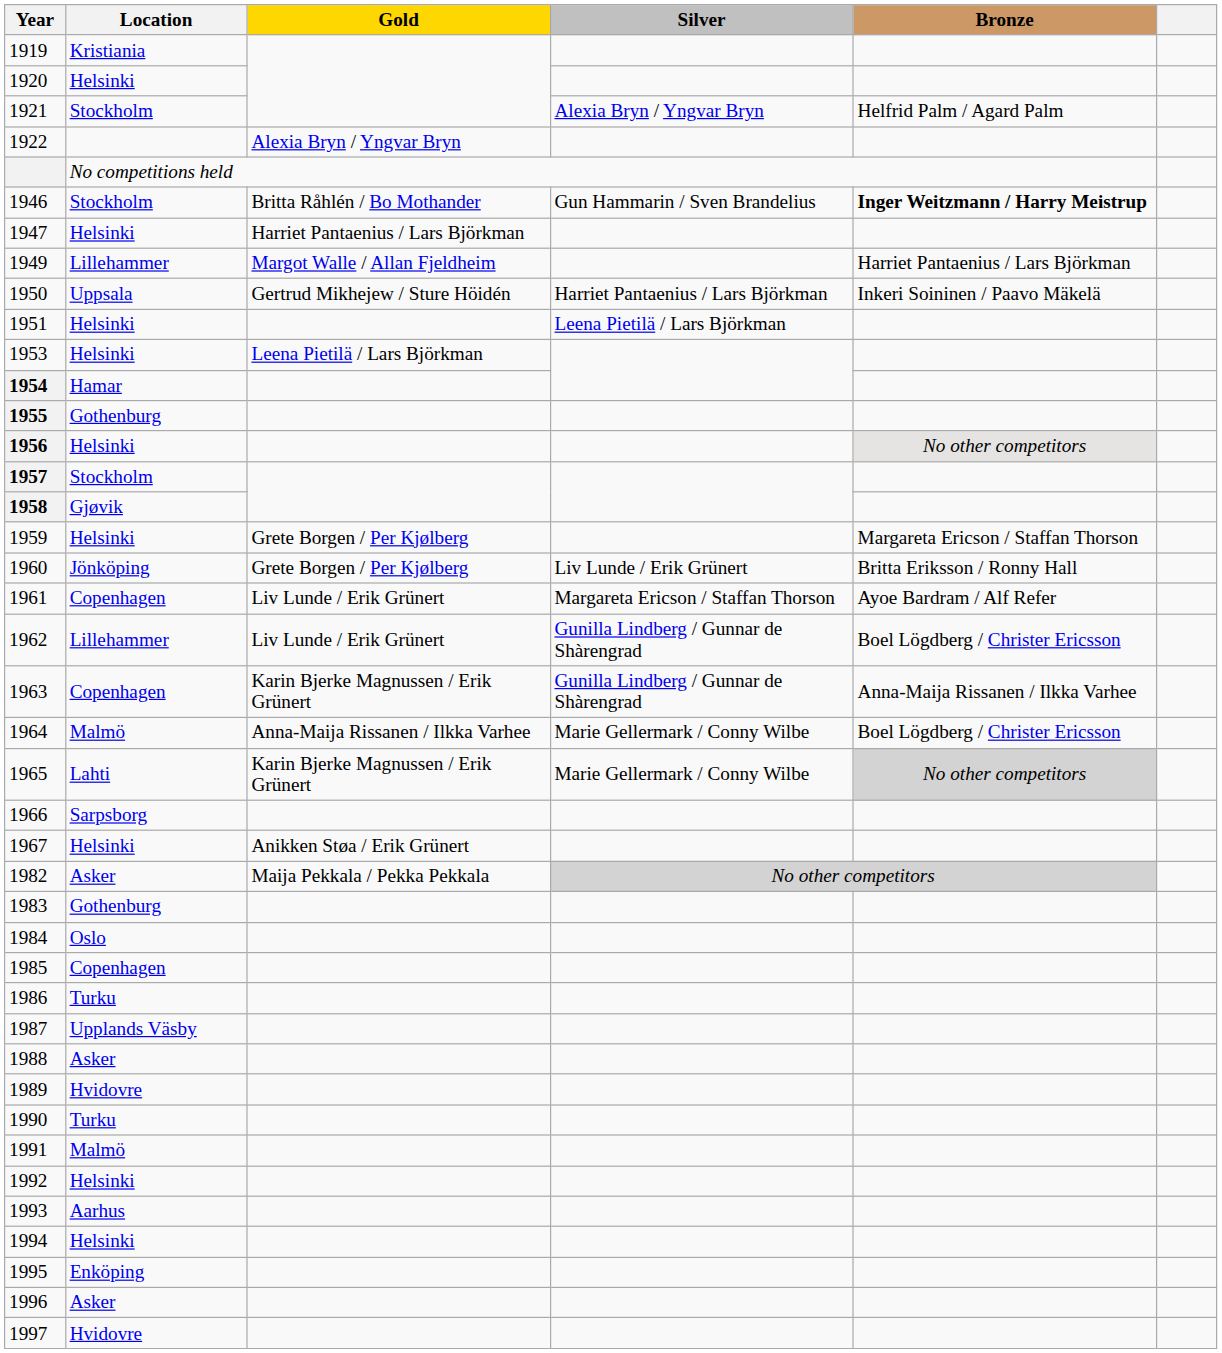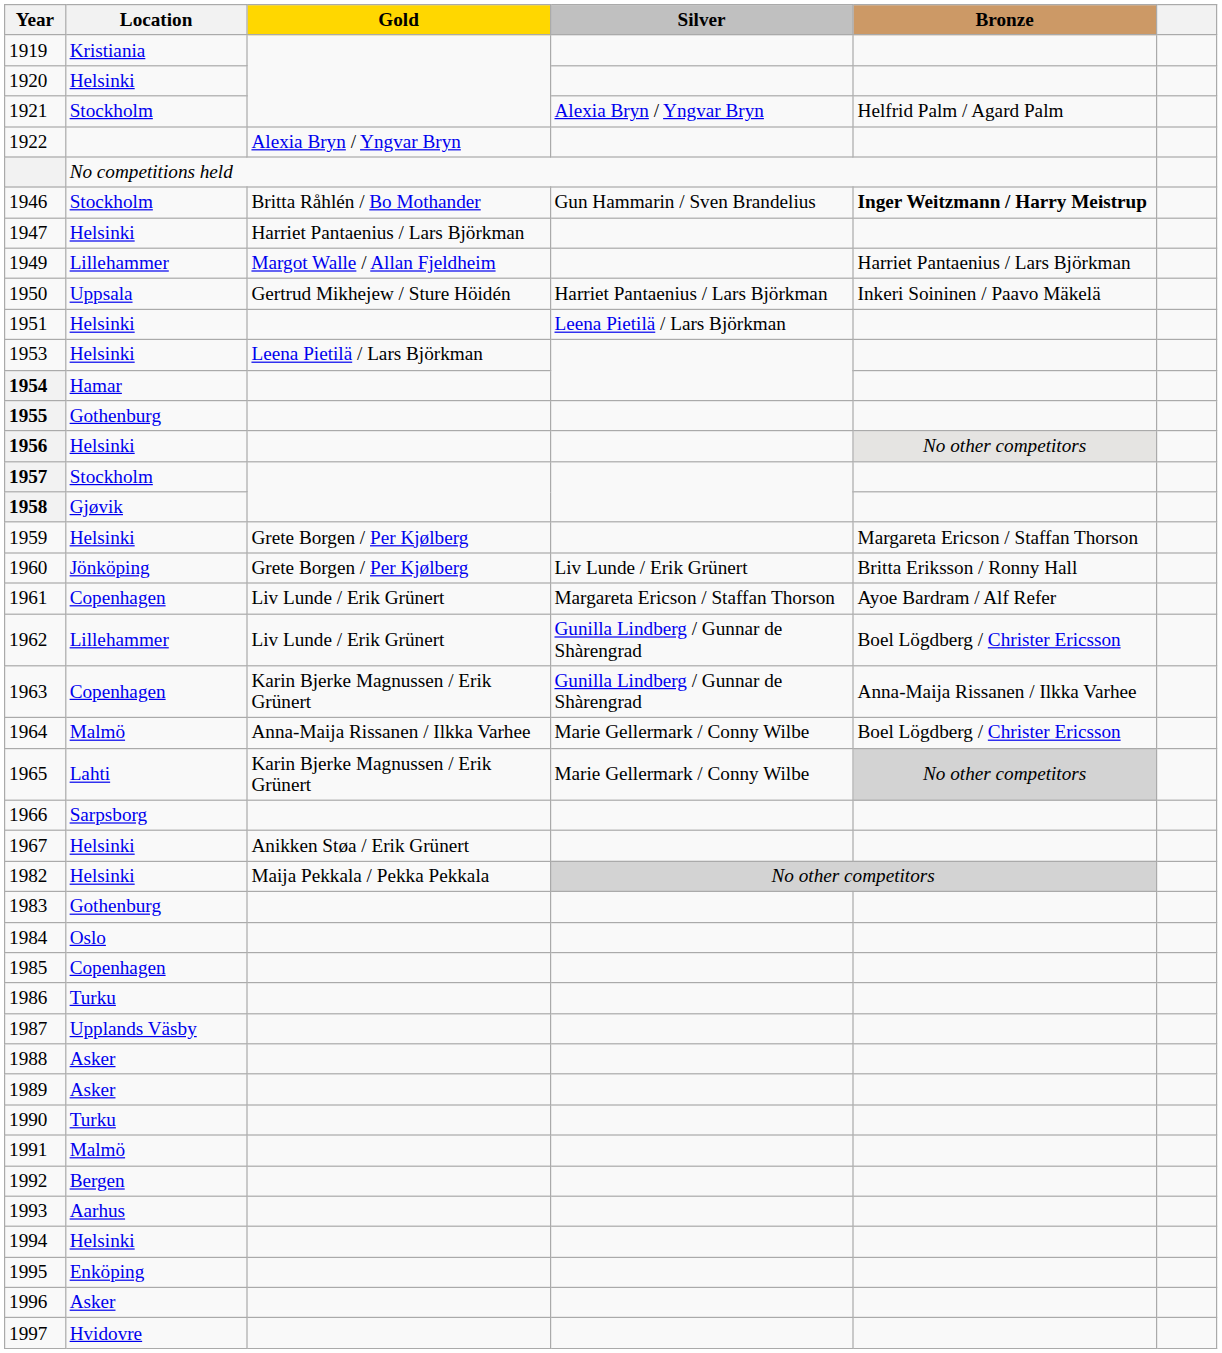(93, 876) Asker -> (102, 876) Helsinki
(106, 1089) Hvidovre -> (93, 1089) Asker
(102, 1180) Helsinki -> (97, 1180) Bergen
